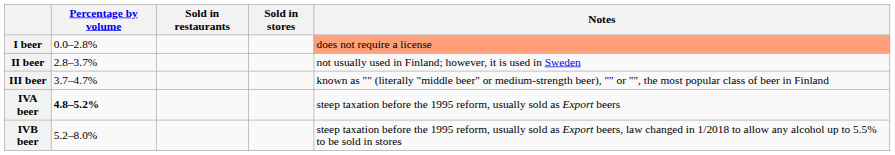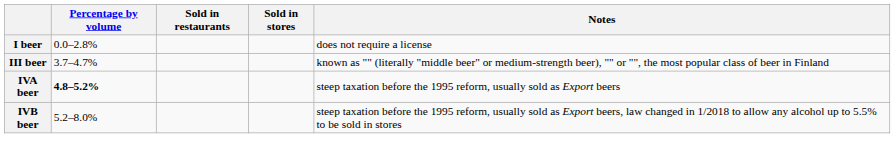(374, 44) lightsalmon background -> (374, 44) no background
- row: (28, 62)
